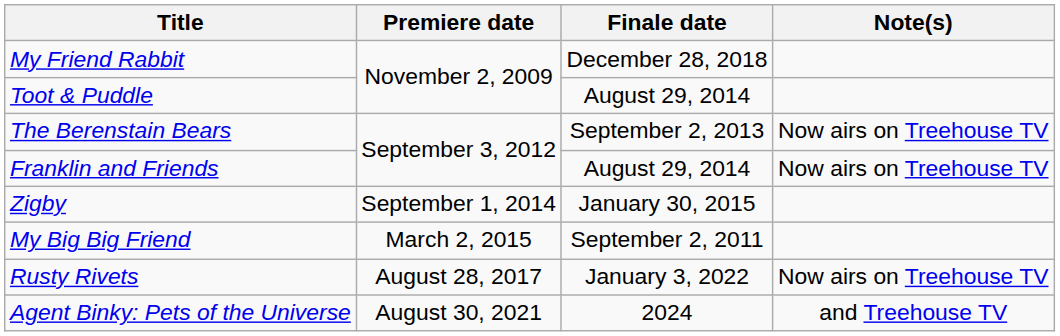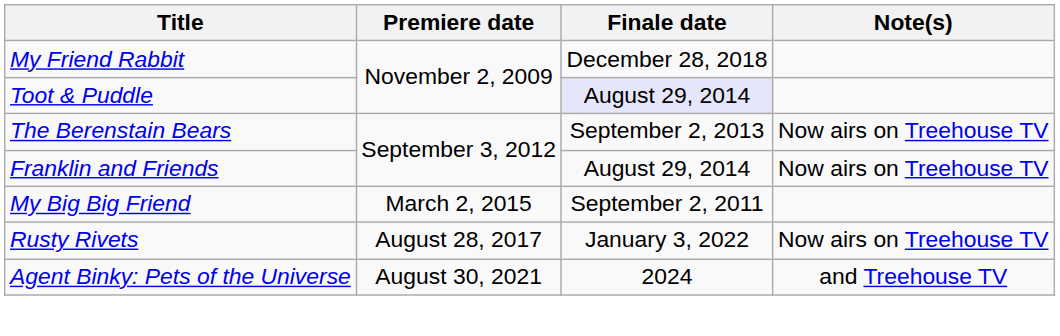(667, 95) no background -> (667, 95) lavender background
- row: (38, 204)
